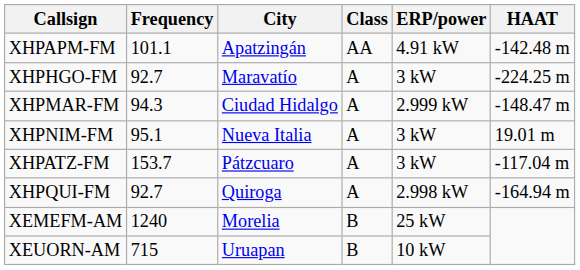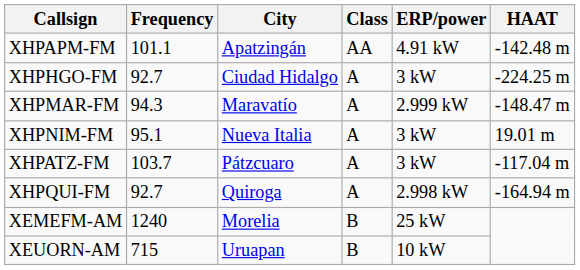(259, 76) Maravatío -> (280, 76) Ciudad Hidalgo
(280, 105) Ciudad Hidalgo -> (259, 105) Maravatío
(151, 163) 153.7 -> (151, 163) 103.7
